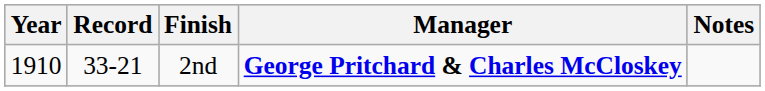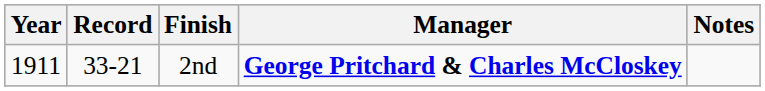(36, 65) 1910 -> (36, 65) 1911
